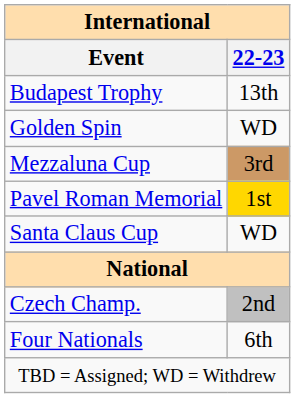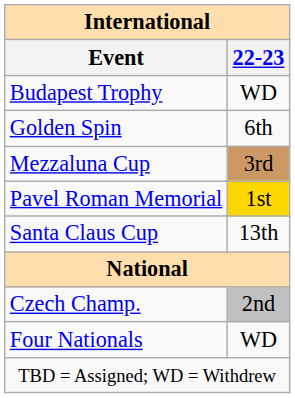(258, 92) 13th -> (258, 92) WD
(258, 127) WD -> (258, 127) 6th
(258, 233) WD -> (258, 233) 13th
(258, 339) 6th -> (258, 339) WD
